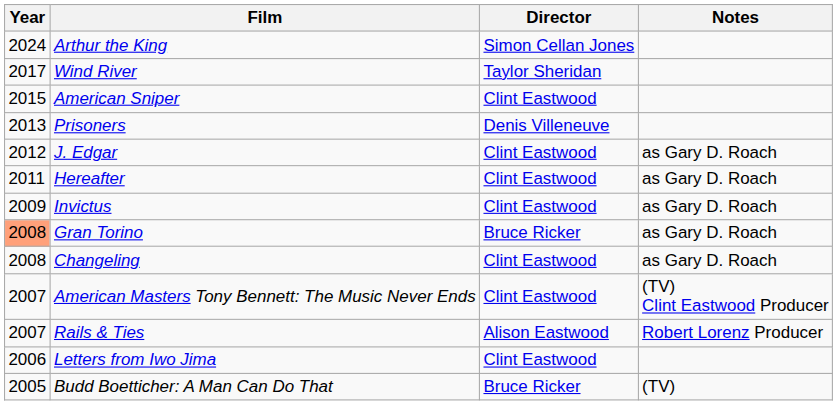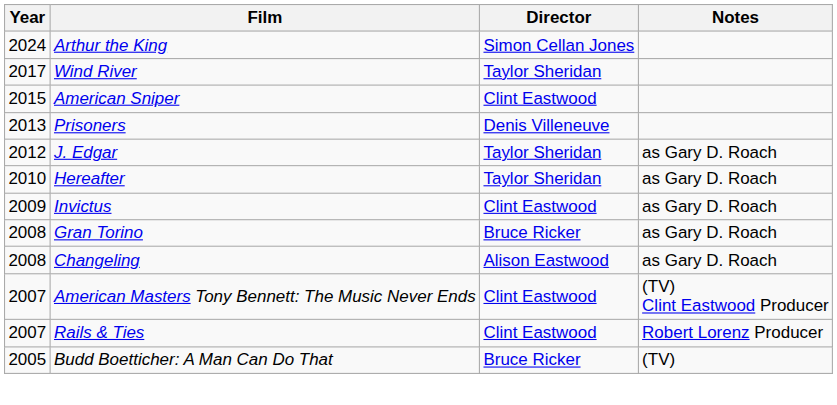(540, 152) Clint Eastwood -> (542, 152) Taylor Sheridan
(27, 179) 2011 -> (27, 179) 2010
(540, 179) Clint Eastwood -> (542, 179) Taylor Sheridan
(27, 233) lightsalmon background -> (27, 233) no background
(540, 260) Clint Eastwood -> (546, 260) Alison Eastwood
(546, 332) Alison Eastwood -> (540, 332) Clint Eastwood
- row: (135, 359)
